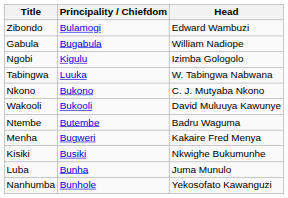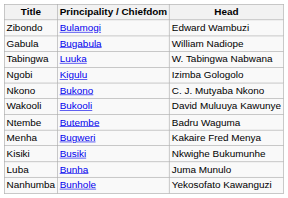rows swapped: (20, 59) <-> (28, 75)
